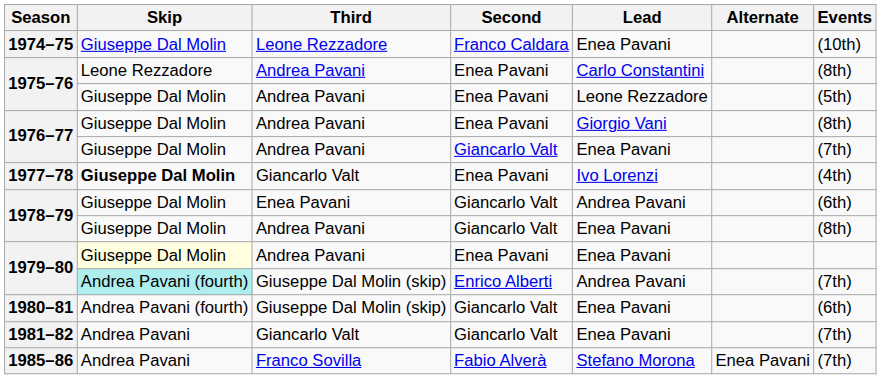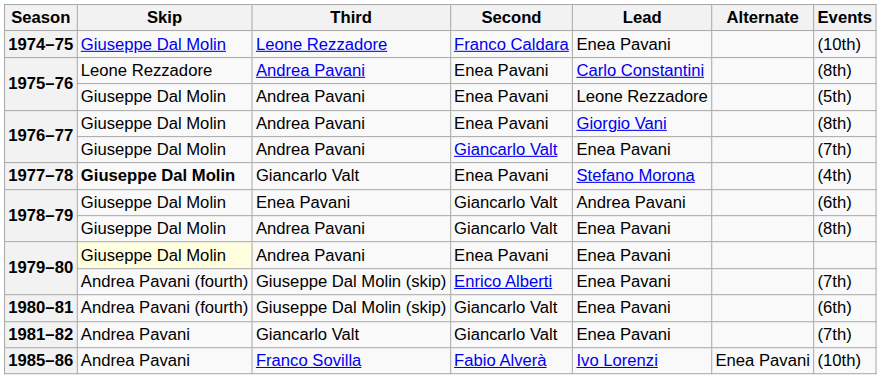(617, 176) Ivo Lorenzi -> (636, 176) Stefano Morona
(165, 281) paleturquoise background -> (165, 281) no background
(631, 281) Andrea Pavani -> (624, 281) Enea Pavani
(636, 360) Stefano Morona -> (617, 360) Ivo Lorenzi
(835, 360) (7th) -> (839, 360) (10th)
